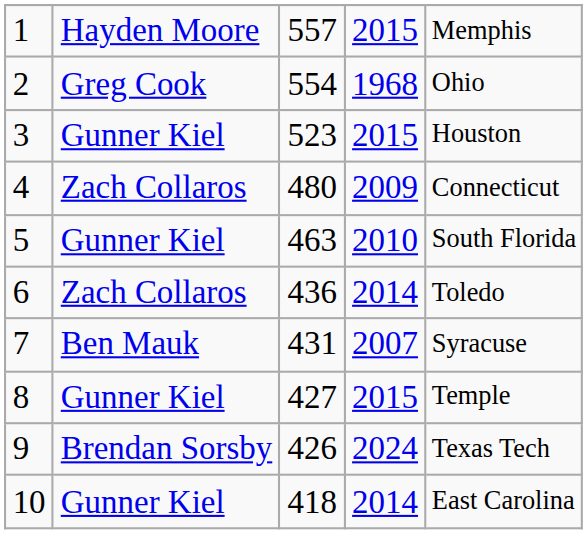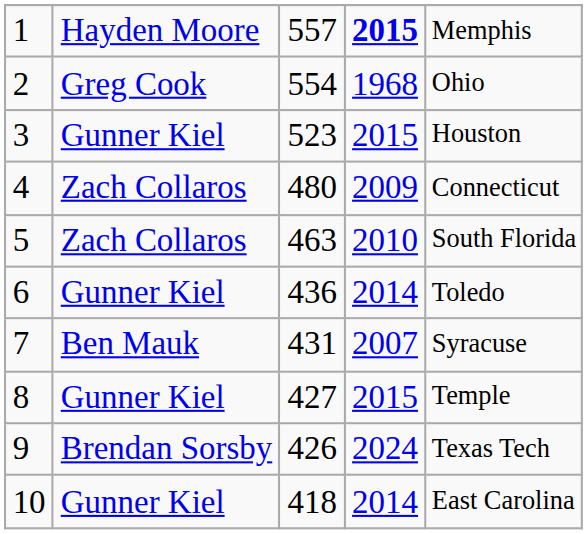(385, 30) normal -> (385, 30) bold
(143, 239) Gunner Kiel -> (154, 239) Zach Collaros
(154, 291) Zach Collaros -> (143, 291) Gunner Kiel
